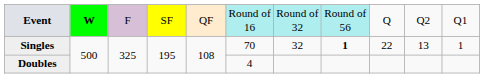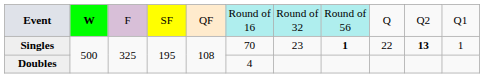(297, 45) 32 -> (297, 45) 23
(423, 45) normal -> (423, 45) bold
